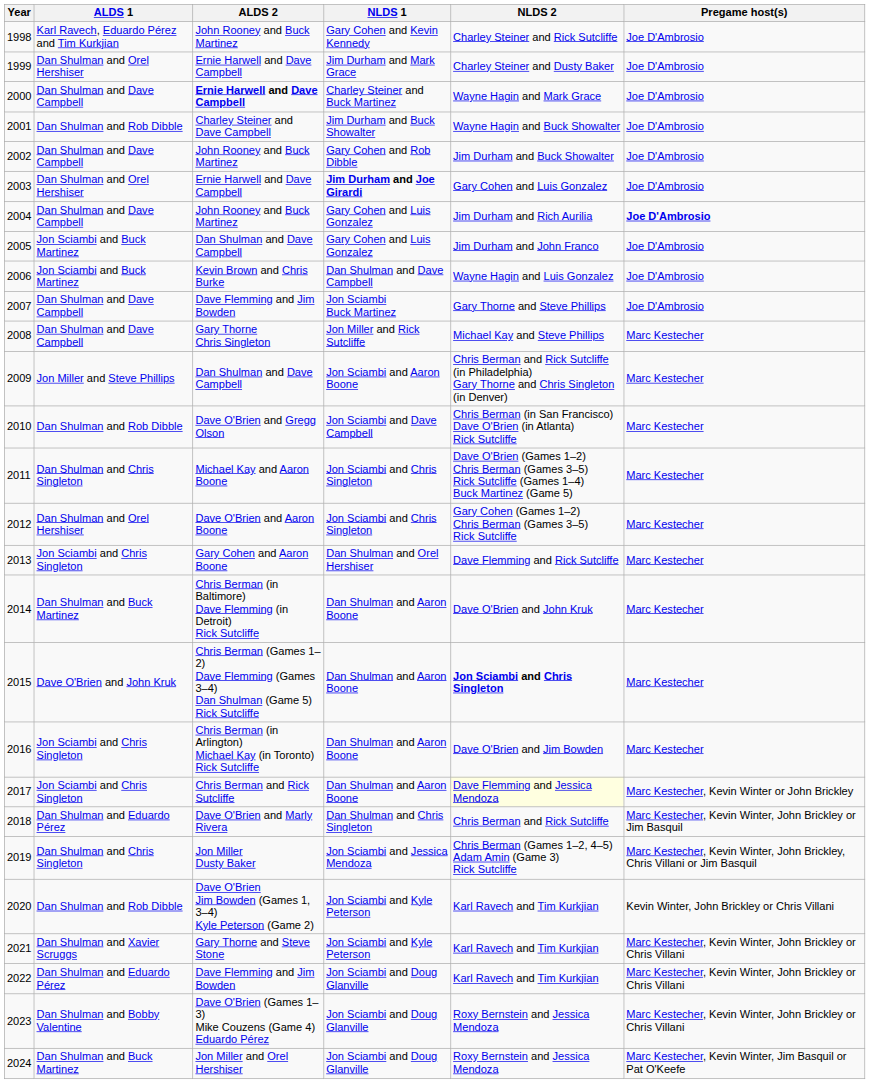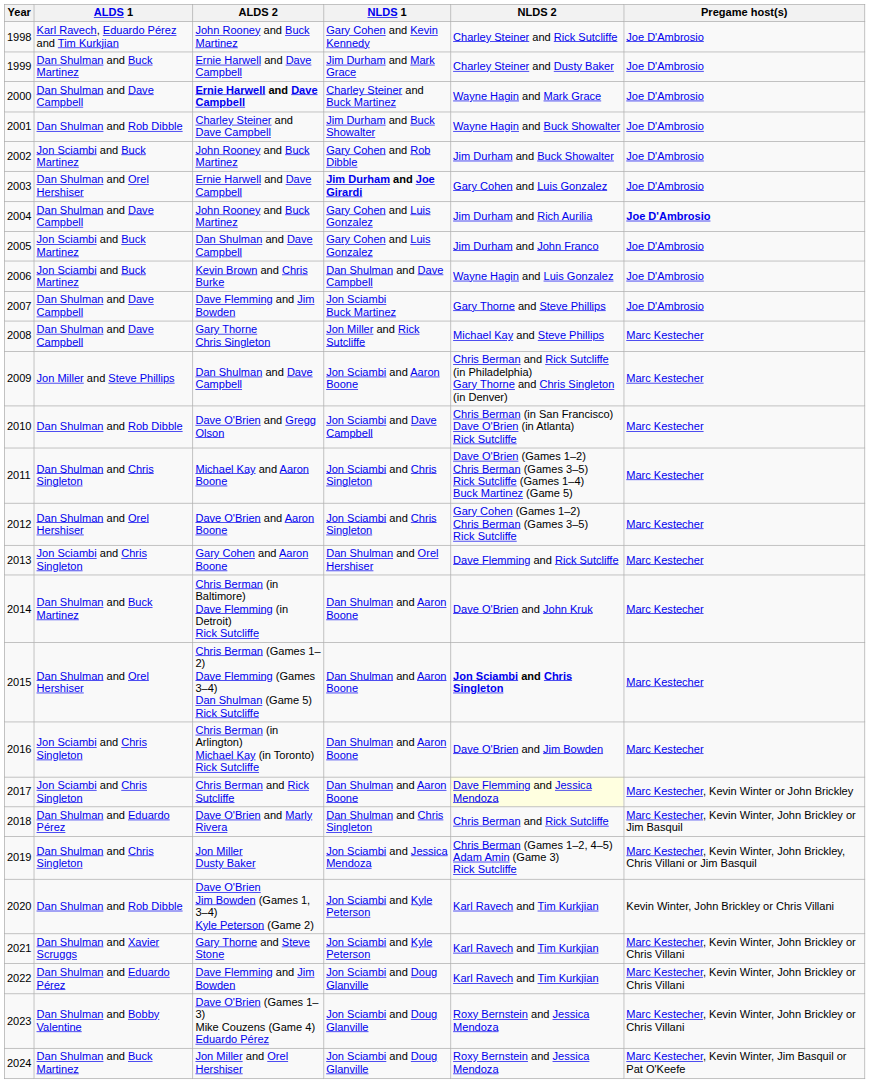(93, 66) Dan Shulman and Orel Hershiser -> (95, 66) Dan Shulman and Buck Martinez
(95, 156) Dan Shulman and Dave Campbell -> (91, 156) Jon Sciambi and Buck Martinez
(106, 682) Dave O'Brien and John Kruk -> (93, 682) Dan Shulman and Orel Hershiser
